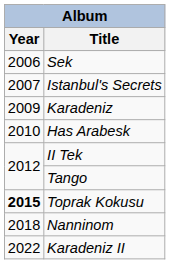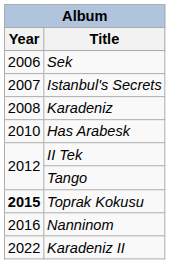(24, 109) 2009 -> (24, 109) 2008
(24, 224) 2018 -> (24, 224) 2016
